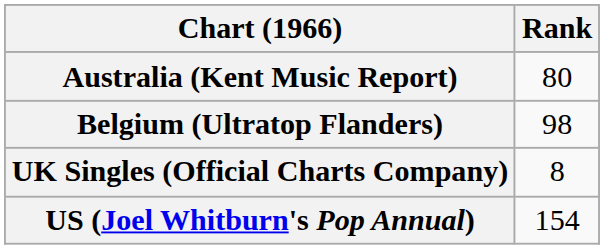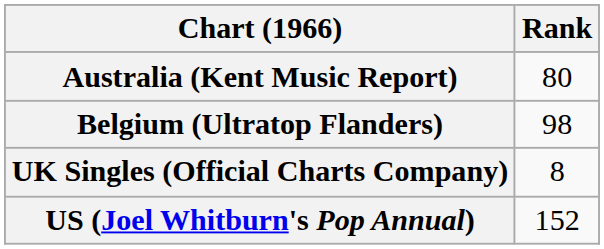(557, 219) 154 -> (557, 219) 152
